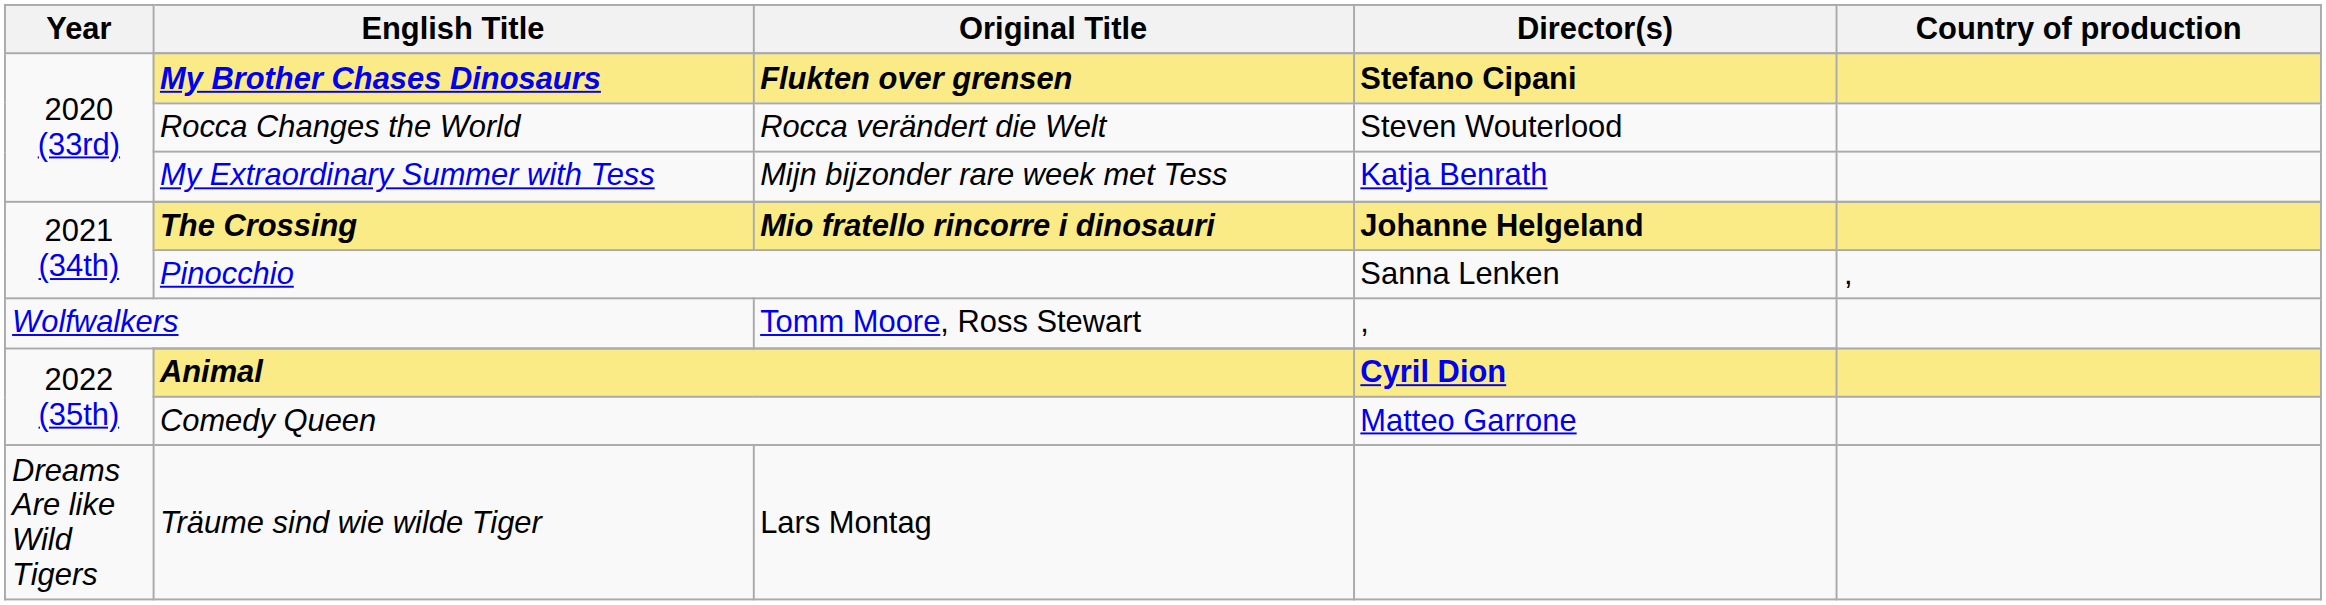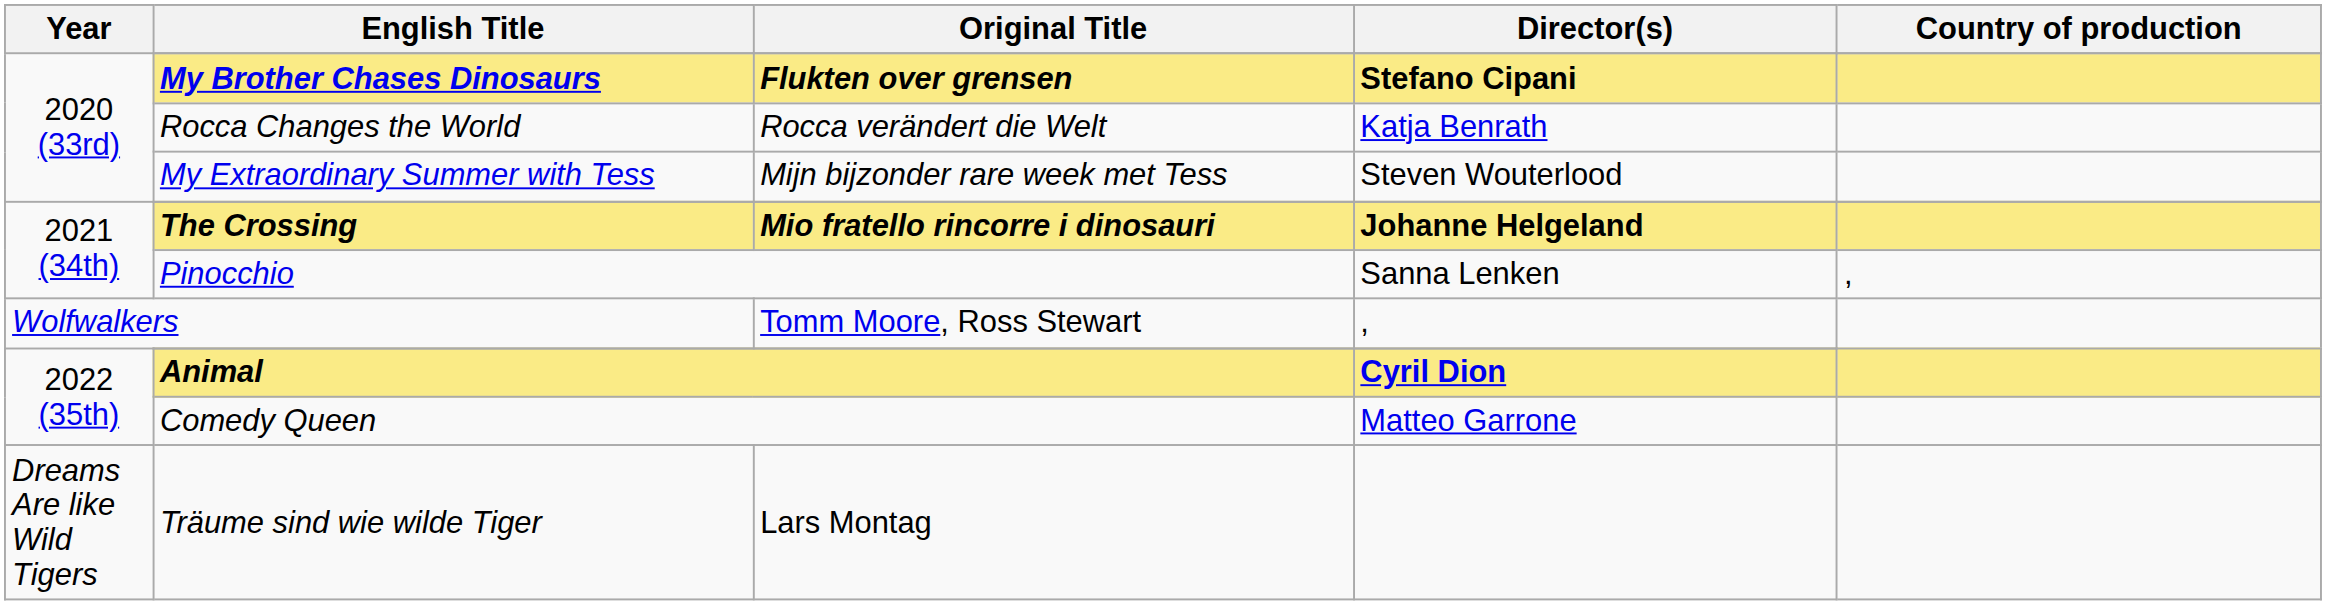(1491, 126) Steven Wouterlood -> (1454, 126) Katja Benrath
(1454, 175) Katja Benrath -> (1491, 175) Steven Wouterlood
